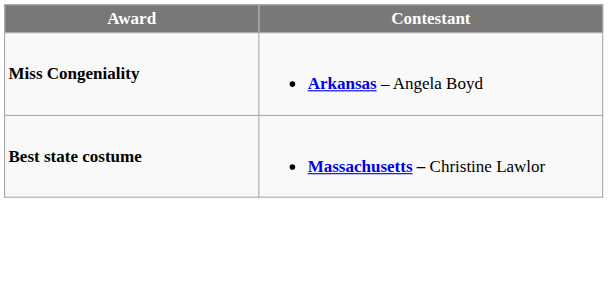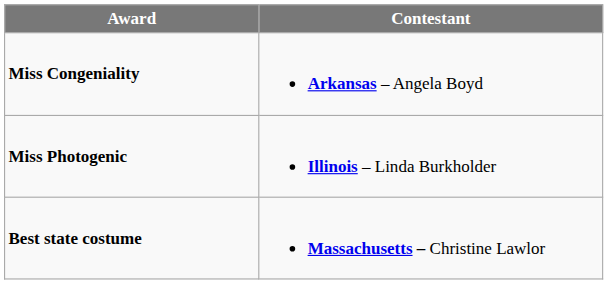+ row: (68, 156)
